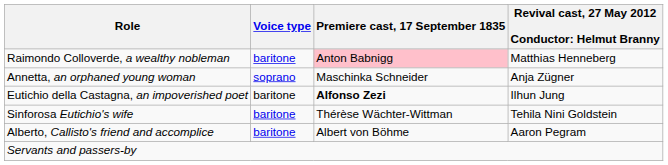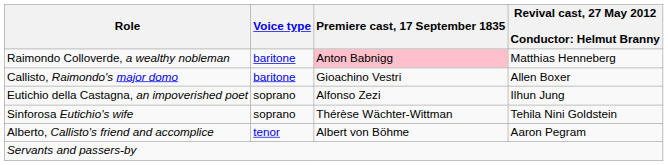+ row: (93, 77)
- row: (101, 77)
(274, 95) baritone -> (274, 95) soprano
(351, 95) bold -> (348, 95) normal
(274, 114) baritone -> (274, 114) soprano
(274, 132) baritone -> (267, 132) tenor
